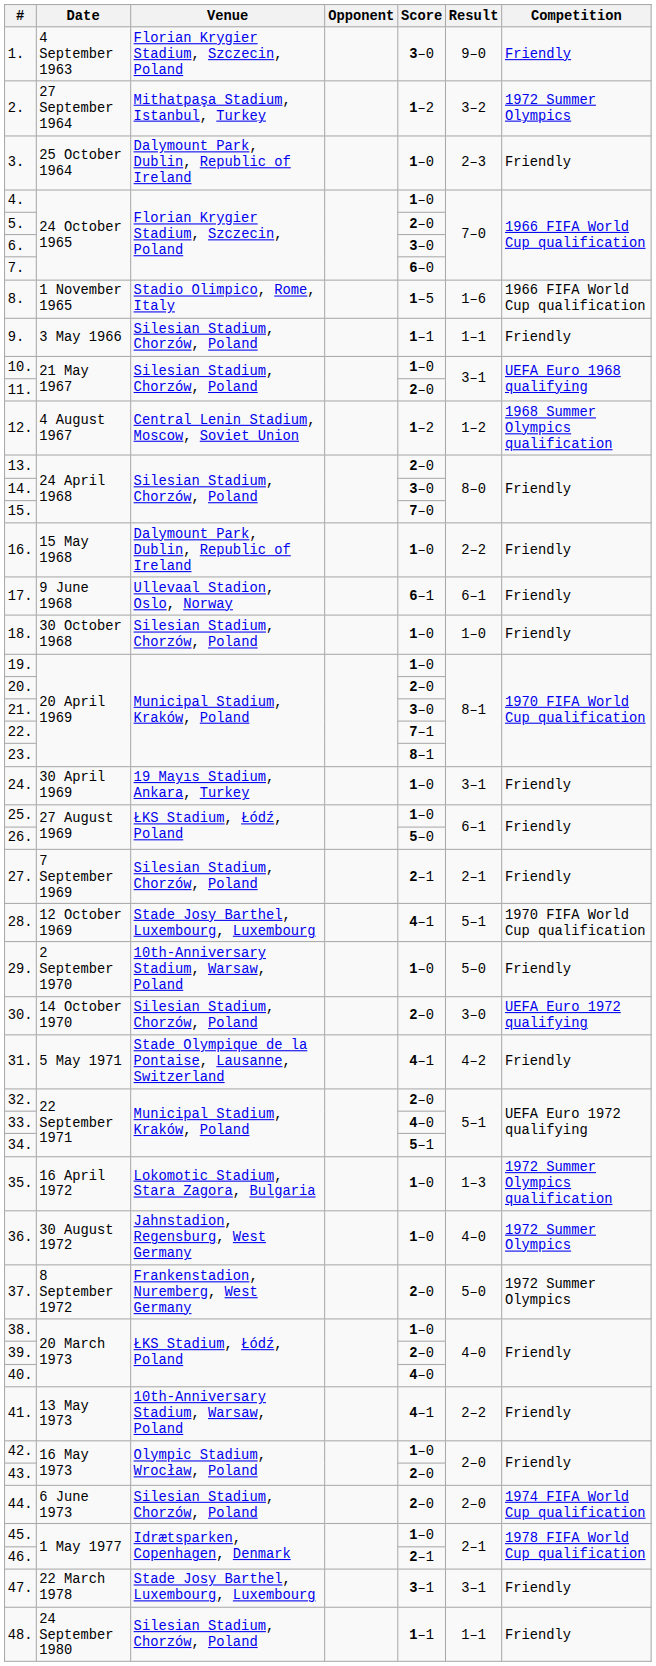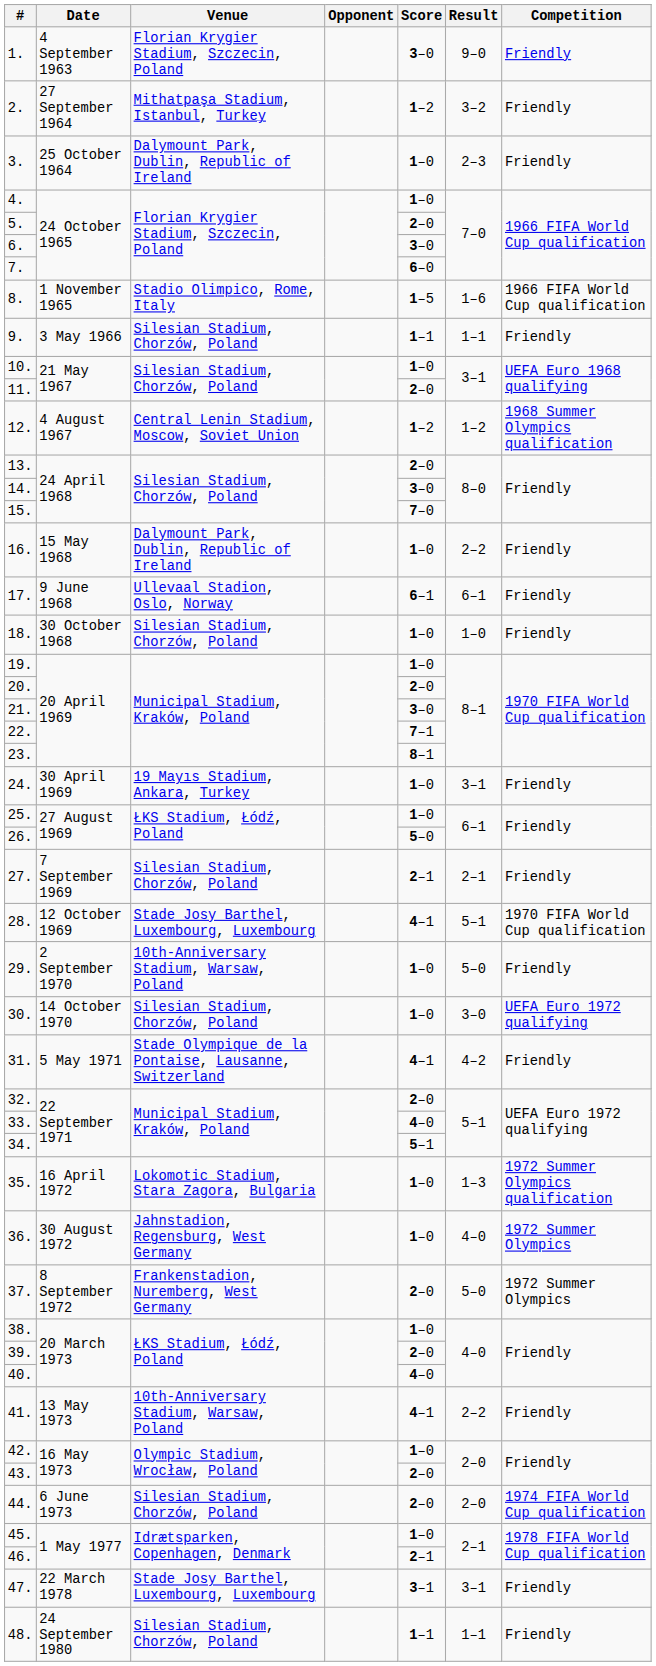(550, 108) 1972 Summer Olympics -> (538, 108) Friendly
(422, 1015) 2–0 -> (422, 1015) 1–0
